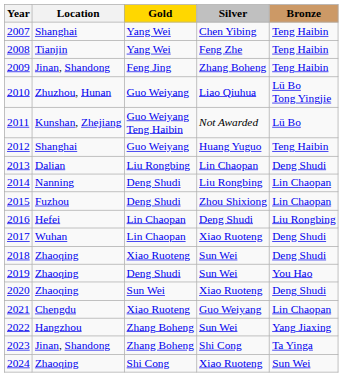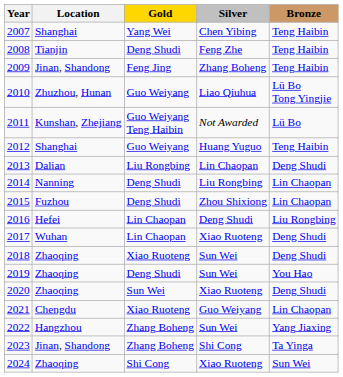(149, 49) Yang Wei -> (154, 49) Deng Shudi
